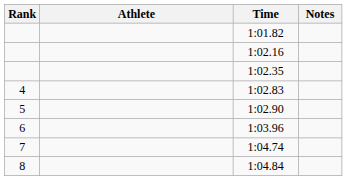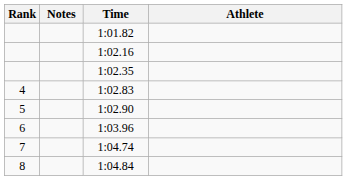columns swapped: (136, 14) <-> (320, 14)
